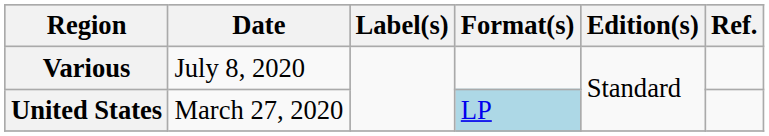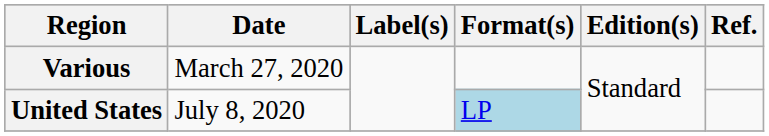(240, 67) July 8, 2020 -> (259, 67) March 27, 2020
(259, 109) March 27, 2020 -> (240, 109) July 8, 2020
